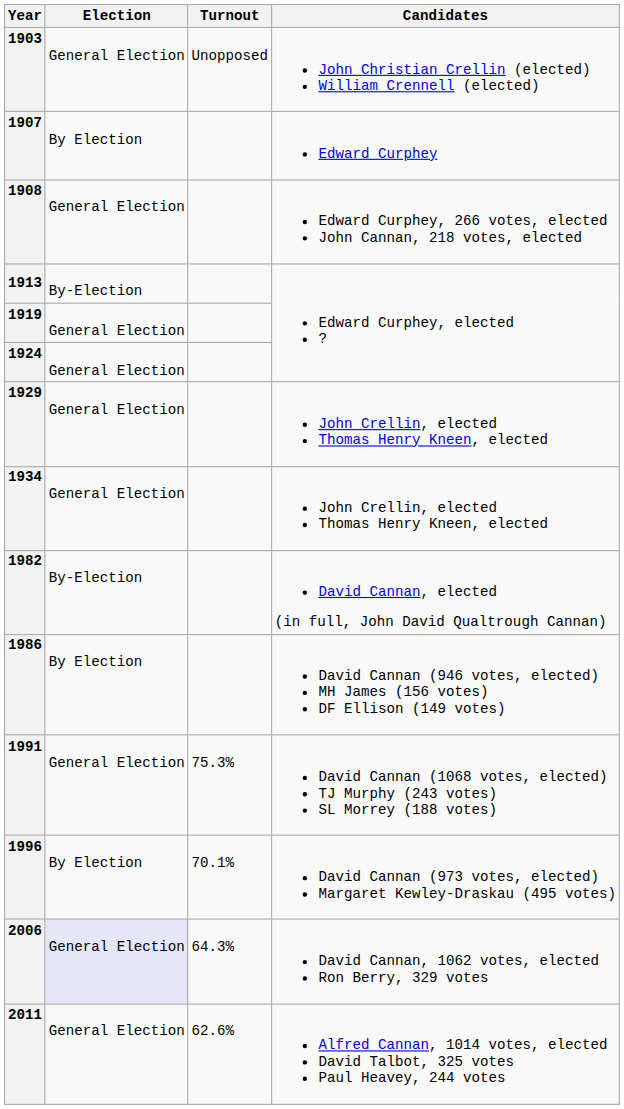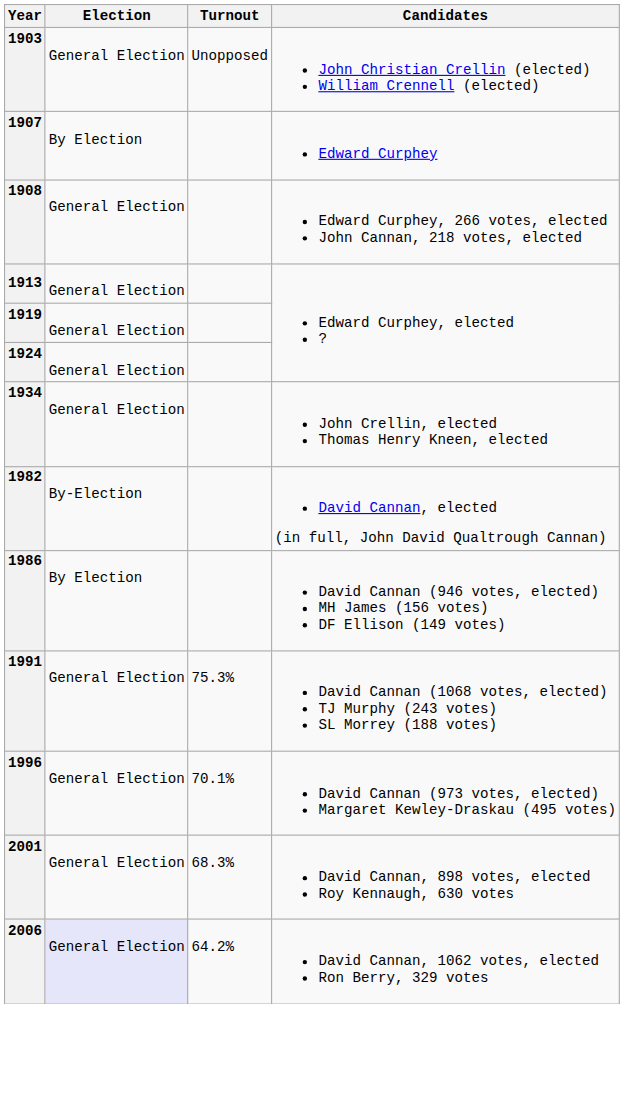(95, 292) By-Election -> (117, 292) General Election
- row: (25, 394)
(95, 863) By Election -> (117, 779) General Election
+ row: (25, 847)
(213, 947) 64.3% -> (213, 947) 64.2%
- row: (25, 1015)
